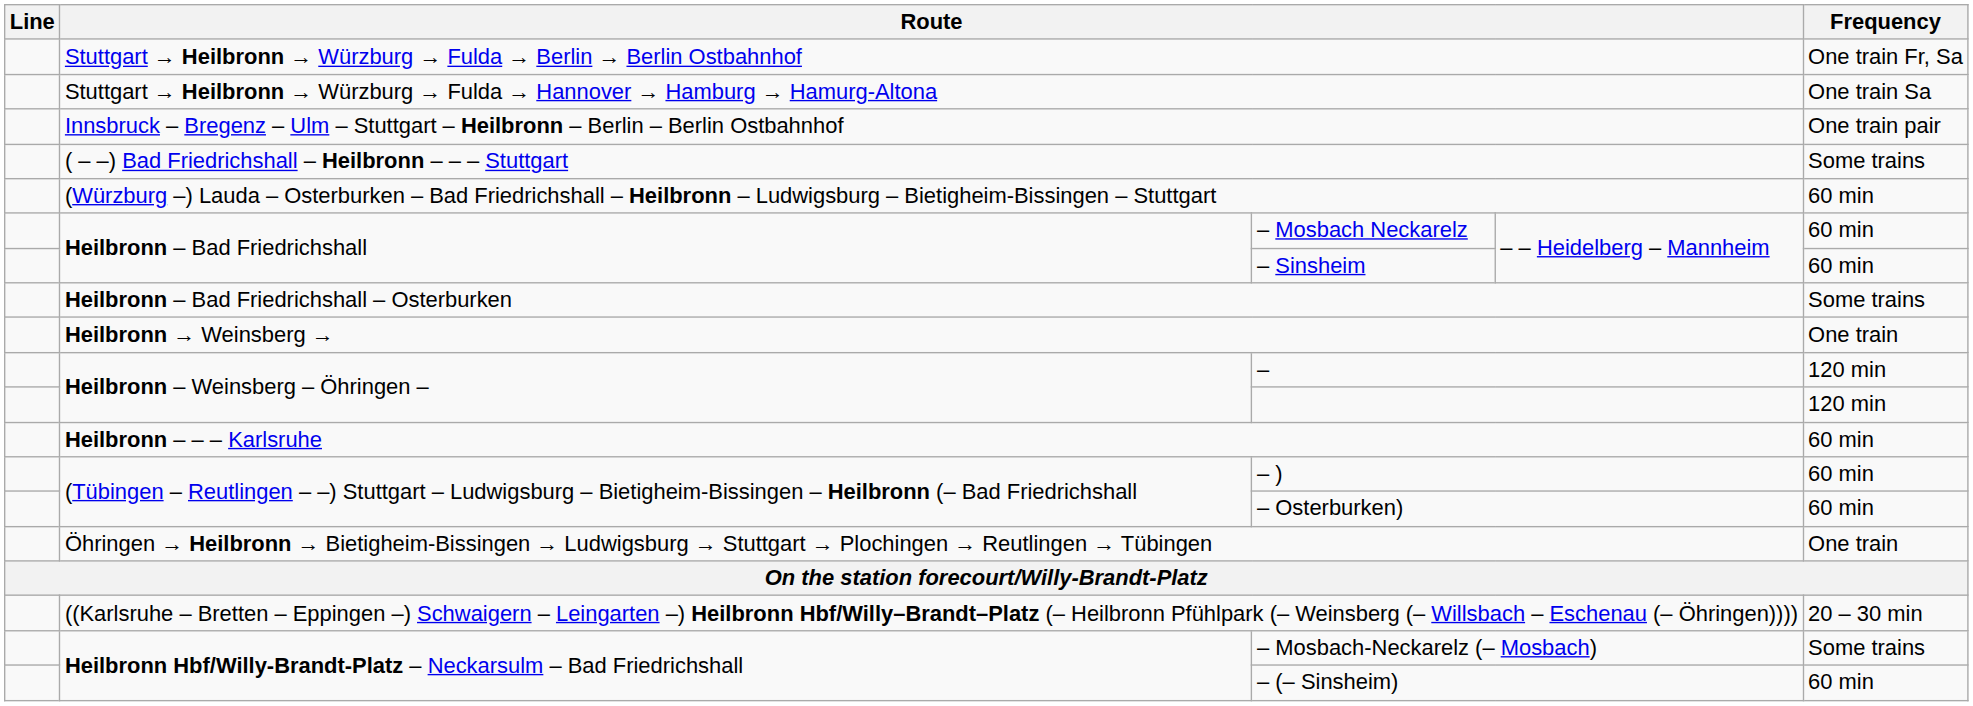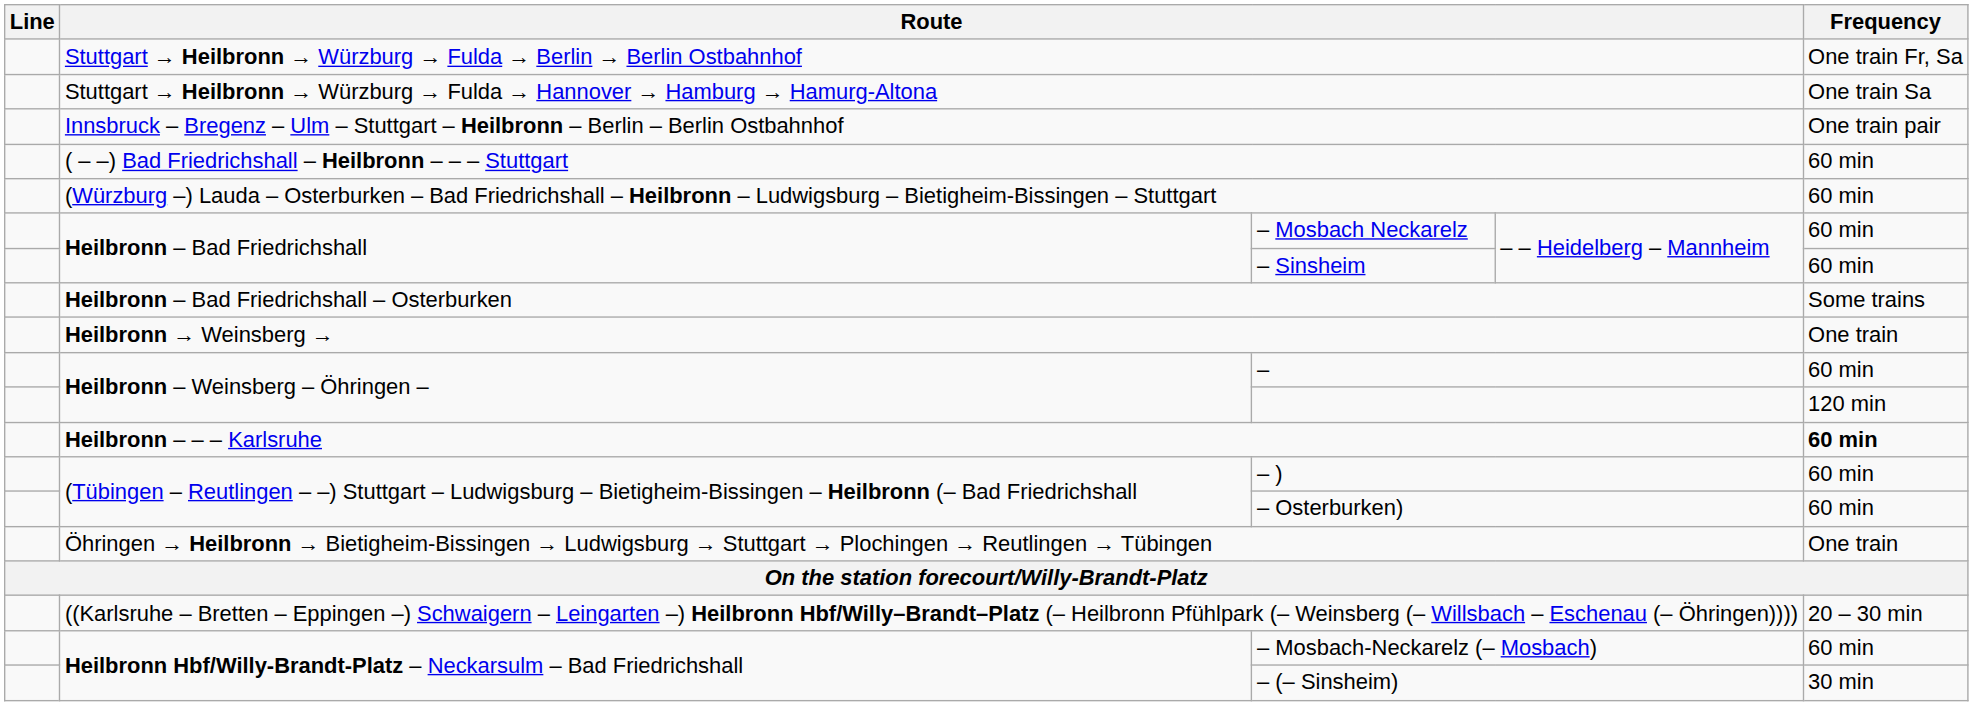(1867, 160) Some trains -> (1841, 160) 60 min
(1847, 369) 120 min -> (1841, 369) 60 min
(1841, 439) normal -> (1843, 439) bold
(1867, 647) Some trains -> (1841, 647) 60 min
(1841, 682) 60 min -> (1841, 682) 30 min
